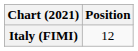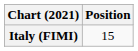(108, 35) 12 -> (108, 35) 15
